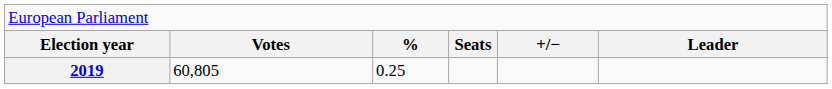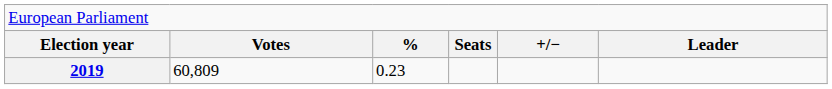(196, 70) 60,805 -> (196, 70) 60,809
(391, 70) 0.25 -> (391, 70) 0.23
